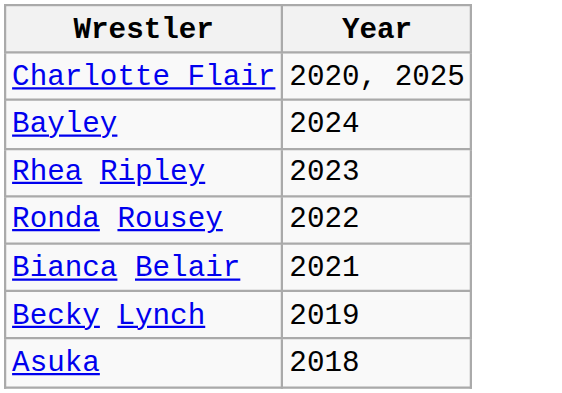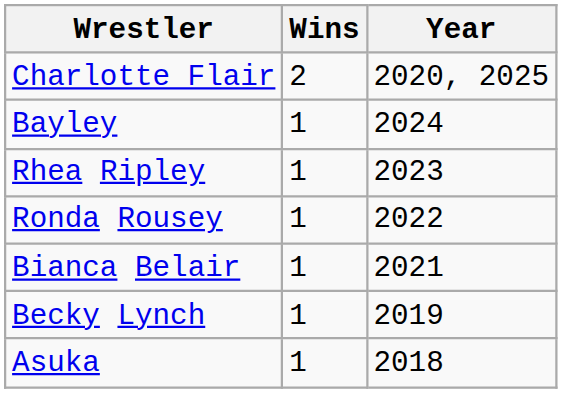+ column: (324, 29)
